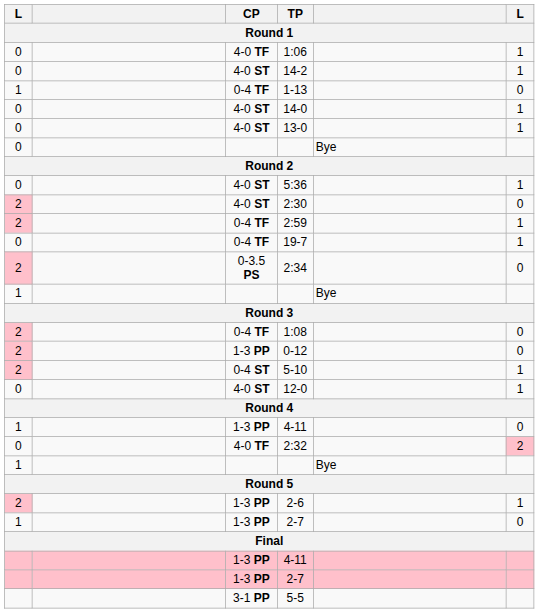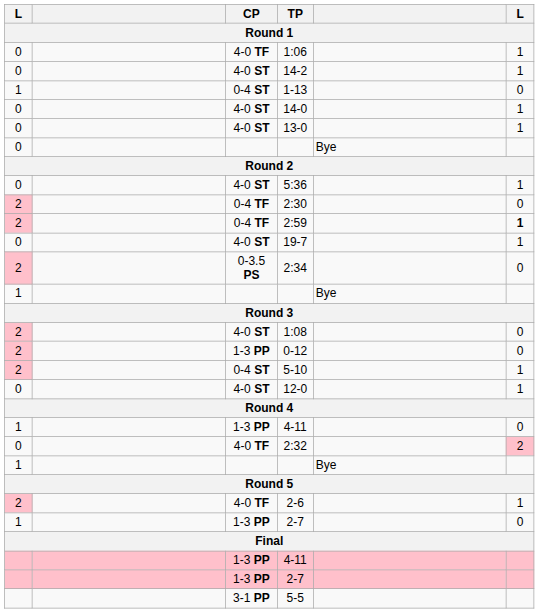(251, 90) 0-4 TF -> (251, 90) 0-4 ST
(251, 204) 4-0 ST -> (251, 204) 0-4 TF
(520, 223) normal -> (520, 223) bold
(251, 242) 0-4 TF -> (251, 242) 4-0 ST
(251, 332) 0-4 TF -> (251, 332) 4-0 ST
(251, 503) 1-3 PP -> (251, 503) 4-0 TF
